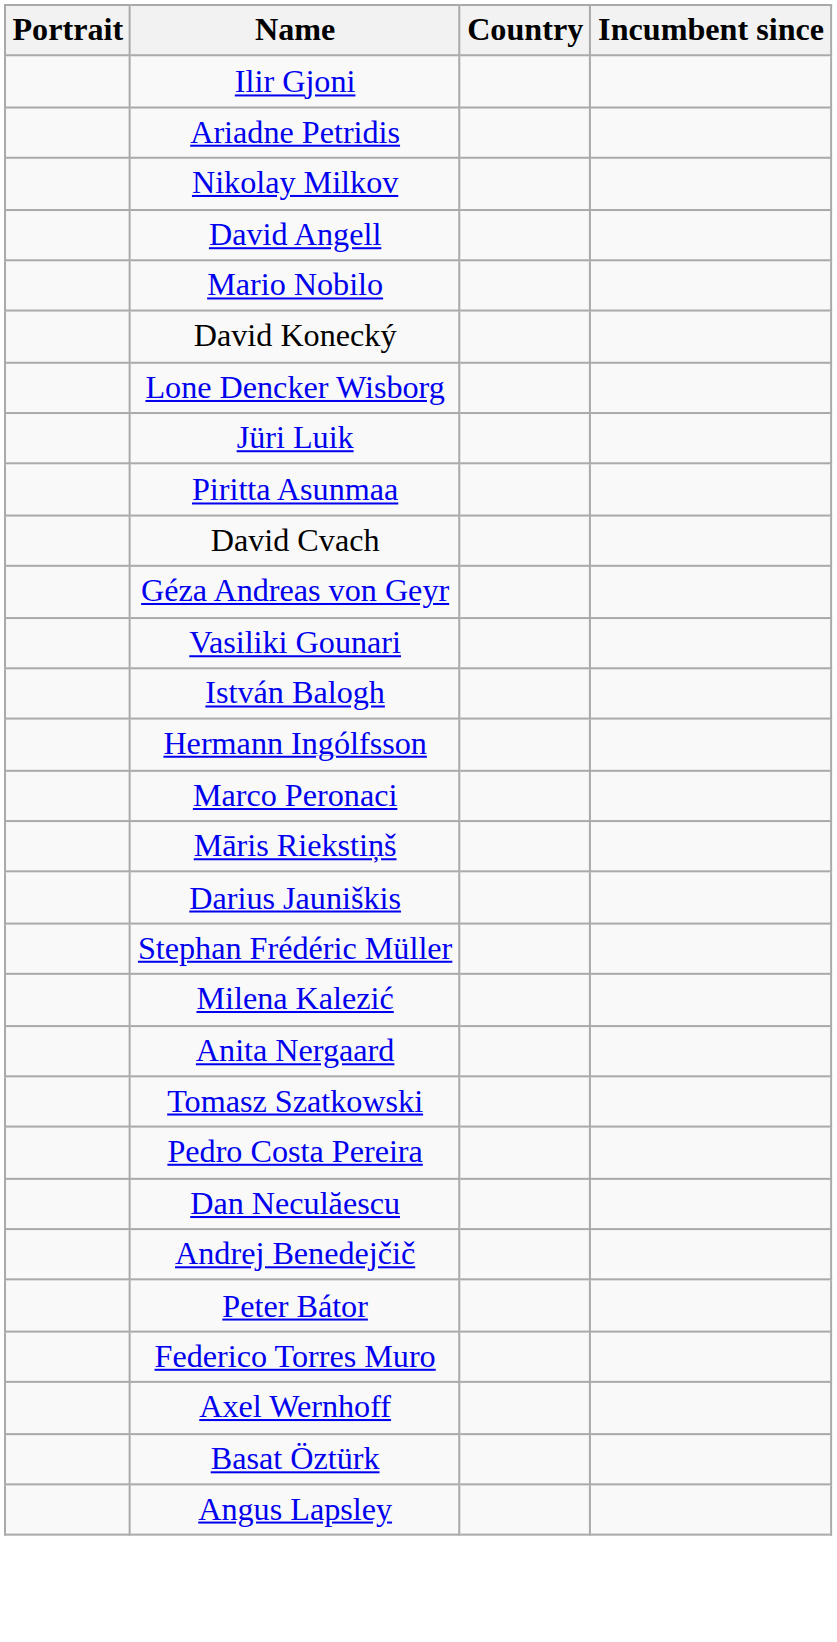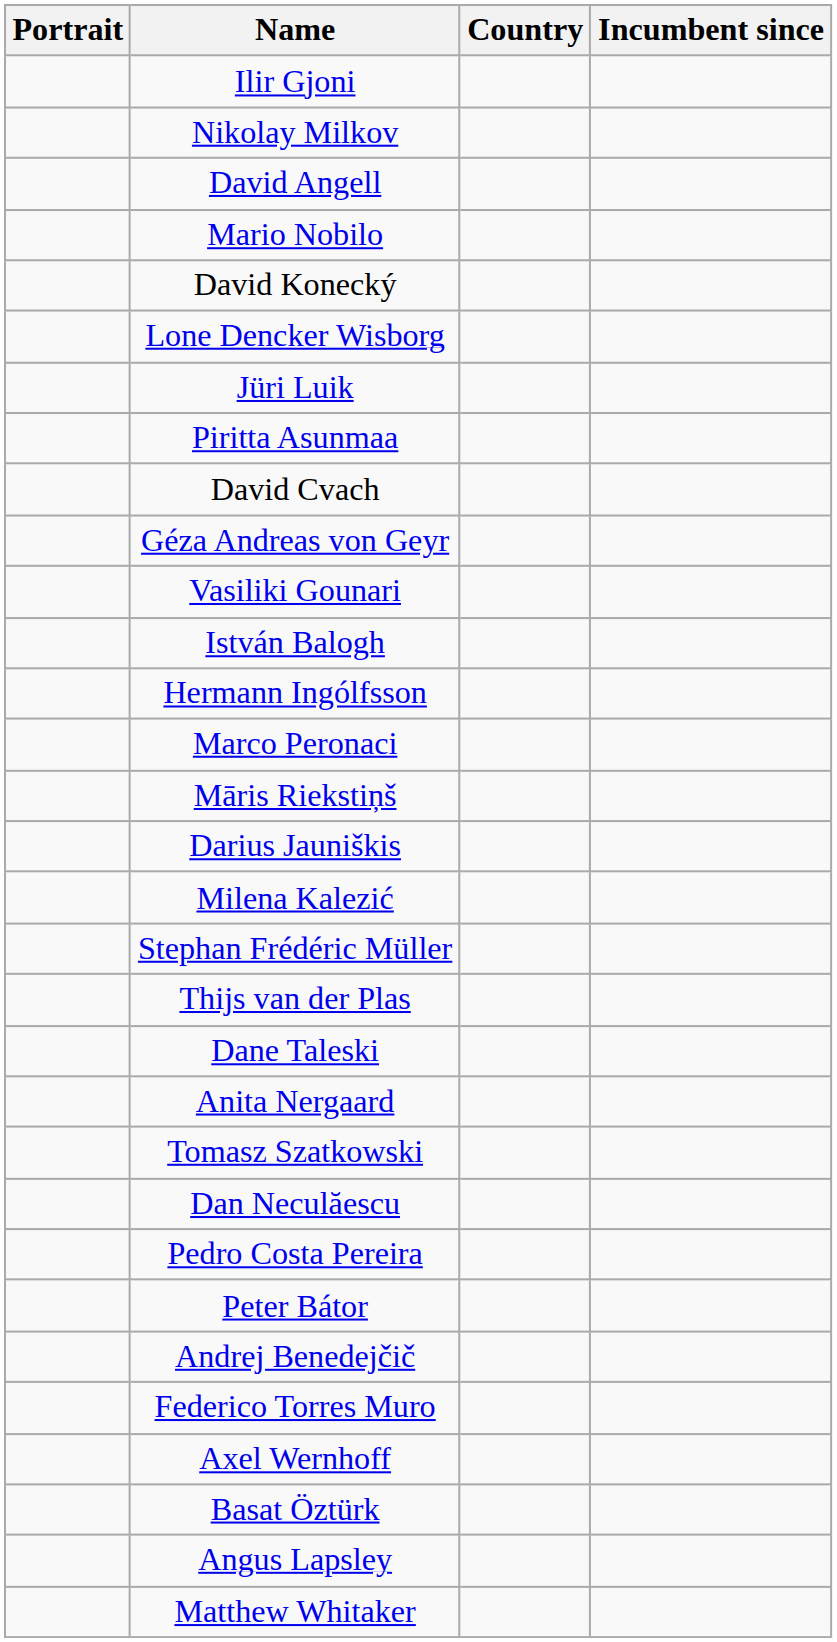- row: (295, 132)
rows swapped: (295, 948) <-> (295, 999)
+ row: (295, 999)
+ row: (295, 1050)
rows swapped: (295, 1152) <-> (295, 1203)
rows swapped: (295, 1305) <-> (295, 1254)
+ row: (295, 1611)
